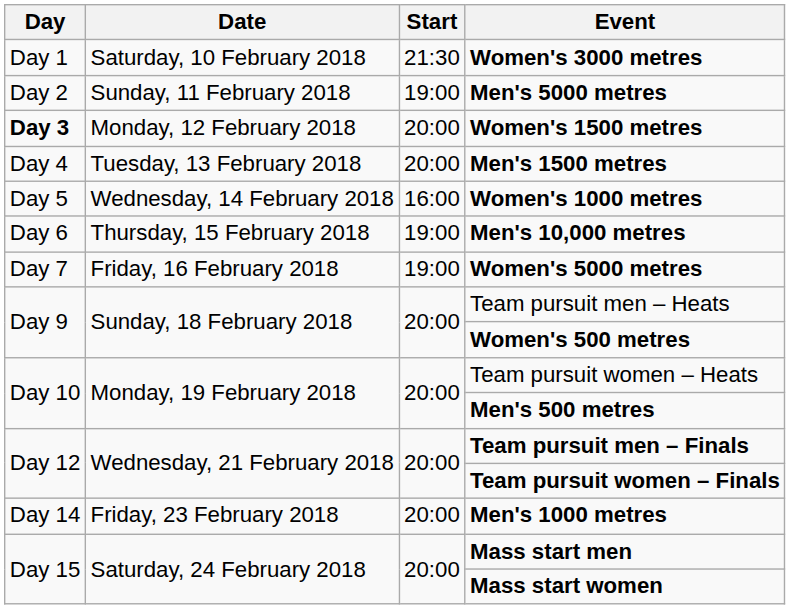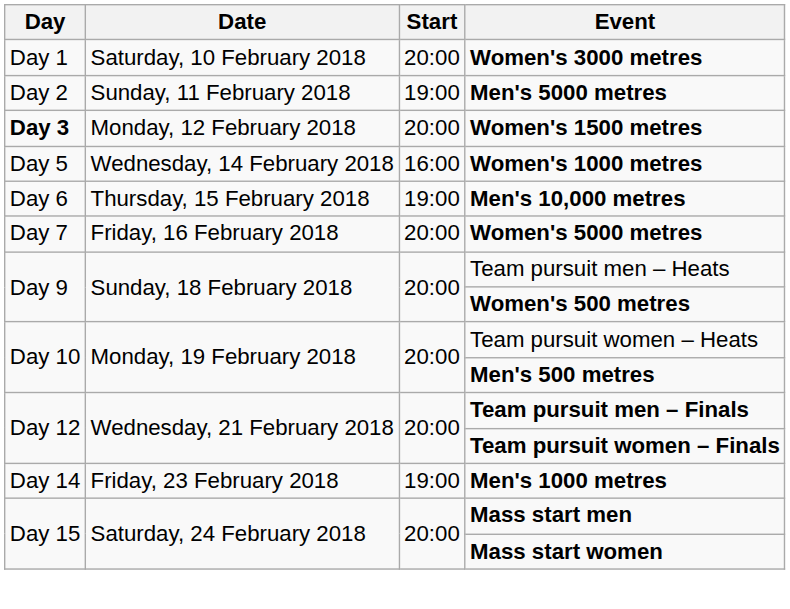(432, 57) 21:30 -> (432, 57) 20:00
- row: (569, 163)
(432, 269) 19:00 -> (432, 233) 20:00
(432, 515) 20:00 -> (432, 480) 19:00
